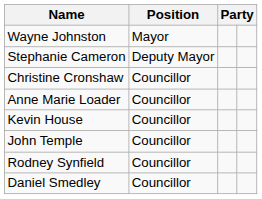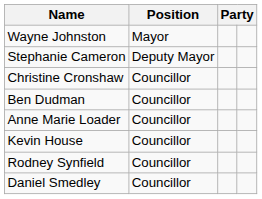+ row: (46, 99)
- row: (45, 141)
